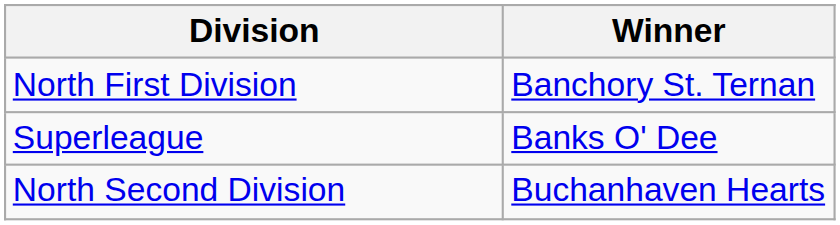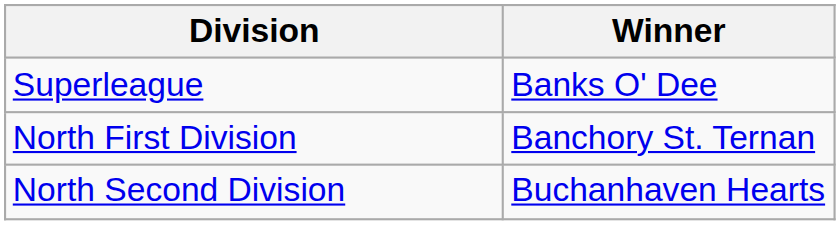rows swapped: (108, 137) <-> (155, 84)
